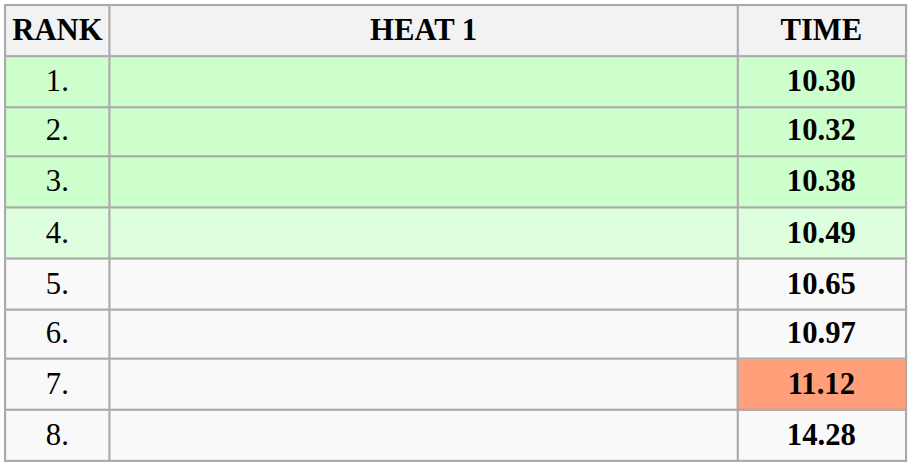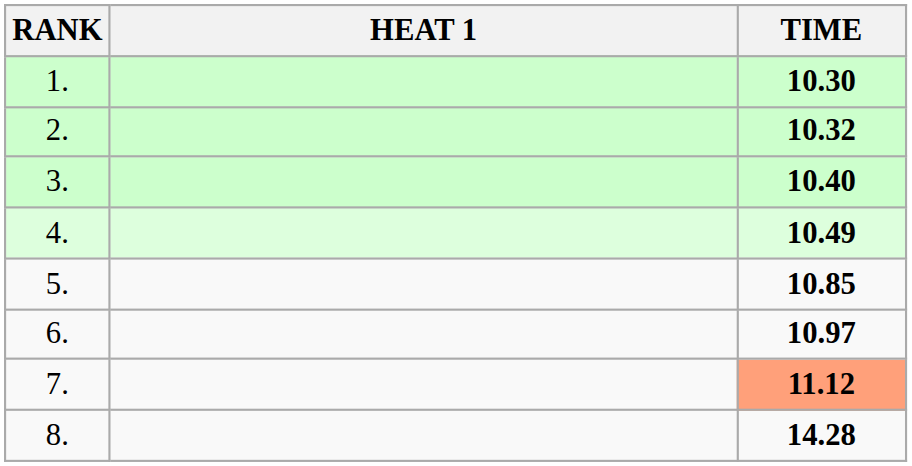(821, 181) 10.38 -> (821, 181) 10.40
(821, 283) 10.65 -> (821, 283) 10.85
